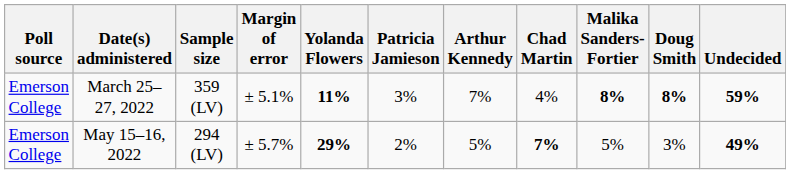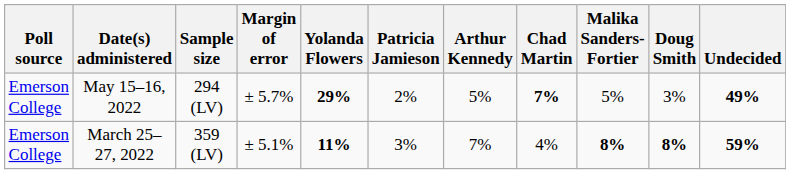rows swapped: (124, 145) <-> (124, 97)
